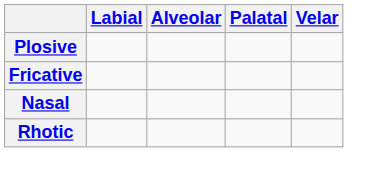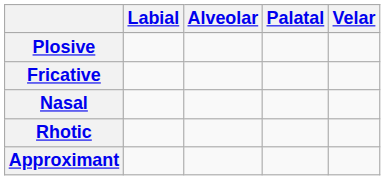+ row: (64, 160)
